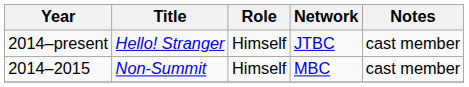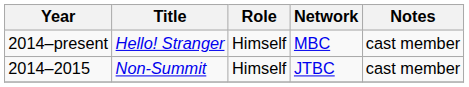(314, 43) JTBC -> (312, 43) MBC
(312, 69) MBC -> (314, 69) JTBC
